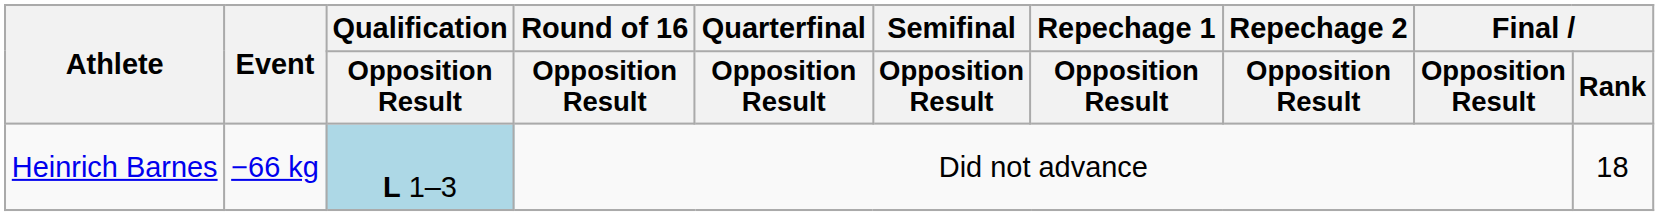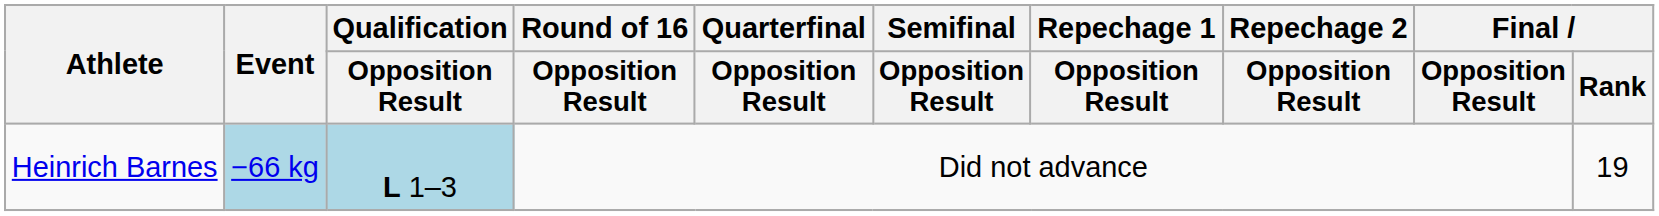(275, 167) no background -> (275, 167) lightblue background
(1612, 167) 18 -> (1612, 167) 19
